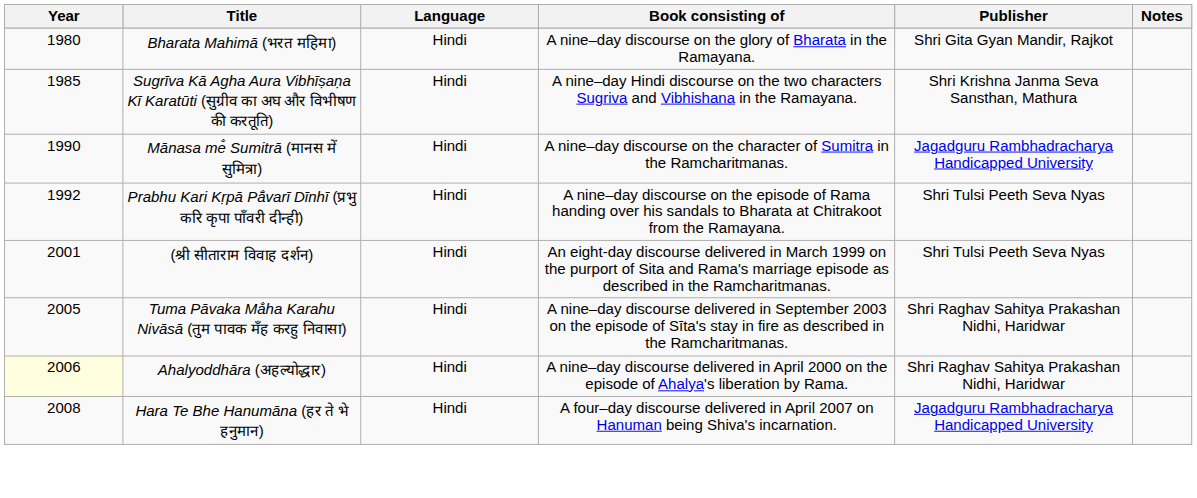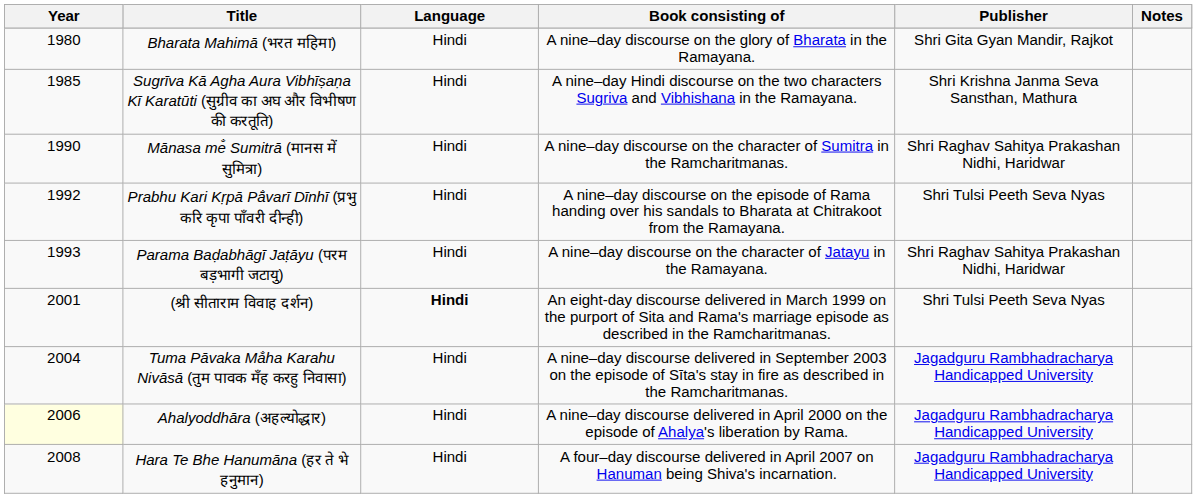(1014, 154) Jagadguru Rambhadracharya Handicapped University -> (1014, 154) Shri Raghav Sahitya Prakashan Nidhi, Haridwar
+ row: (242, 265)
(450, 252) normal -> (450, 300) bold
(64, 309) 2005 -> (64, 358) 2004
(1014, 318) Shri Raghav Sahitya Prakashan Nidhi, Haridwar -> (1014, 366) Jagadguru Rambhadracharya Handicapped University
(1014, 376) Shri Raghav Sahitya Prakashan Nidhi, Haridwar -> (1014, 424) Jagadguru Rambhadracharya Handicapped University
